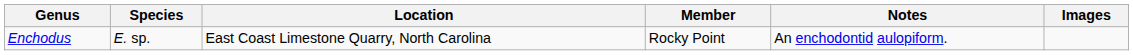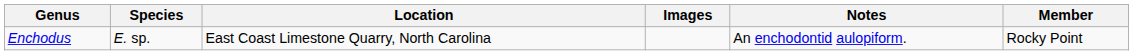columns swapped: (708, 15) <-> (1086, 15)
